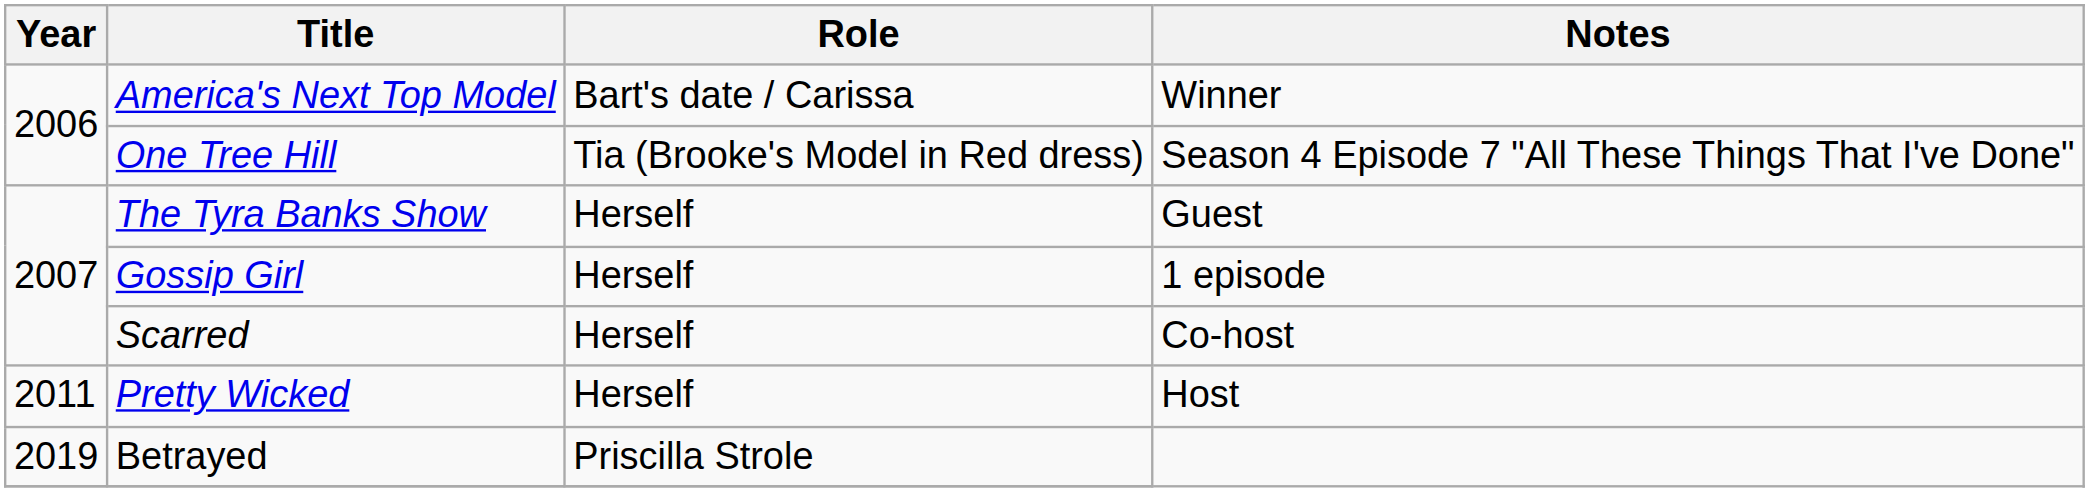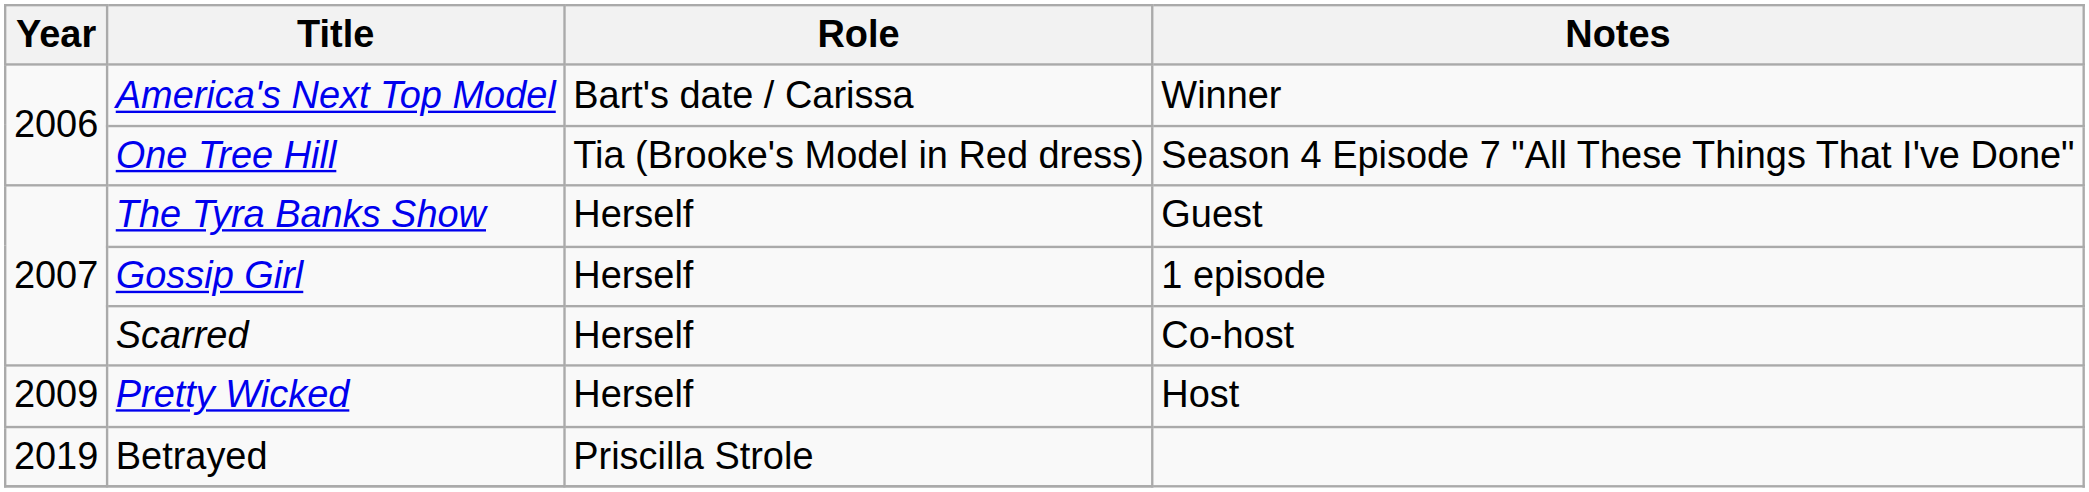(55, 395) 2011 -> (56, 395) 2009
